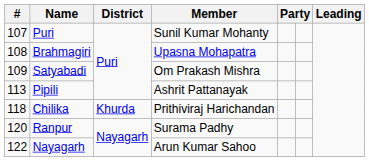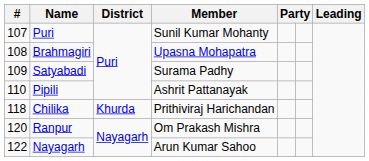(207, 71) Om Prakash Mishra -> (194, 71) Surama Padhy
(17, 90) 113 -> (17, 90) 110
(194, 128) Surama Padhy -> (207, 128) Om Prakash Mishra
